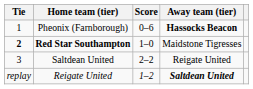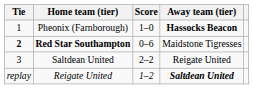(146, 27) 0–6 -> (146, 27) 1–0
(146, 43) 1–0 -> (146, 43) 0–6
